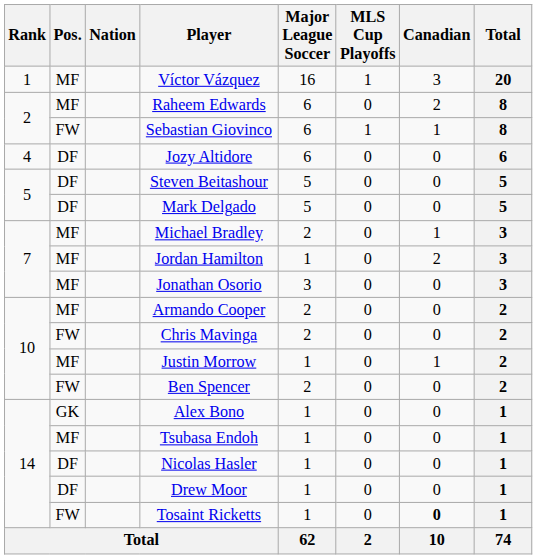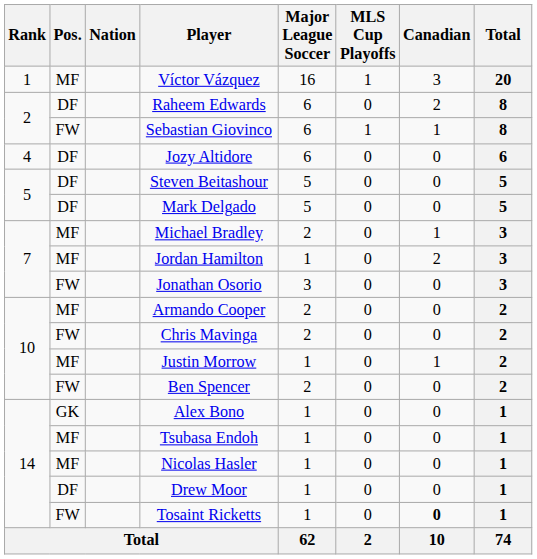(68, 104) MF -> (68, 104) DF
(68, 284) MF -> (68, 284) FW
(68, 463) DF -> (68, 463) MF
